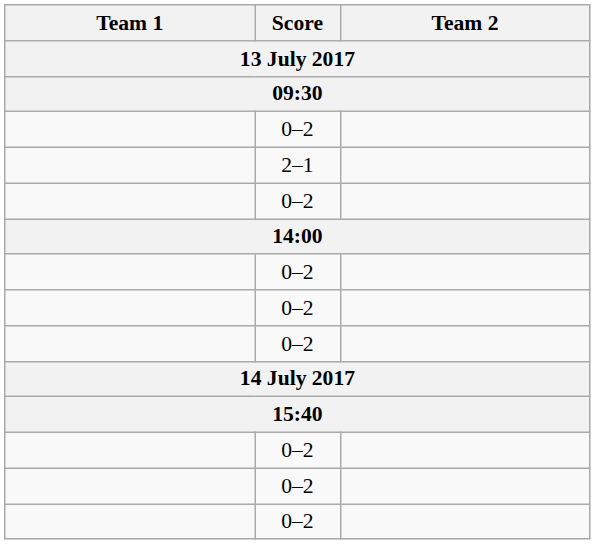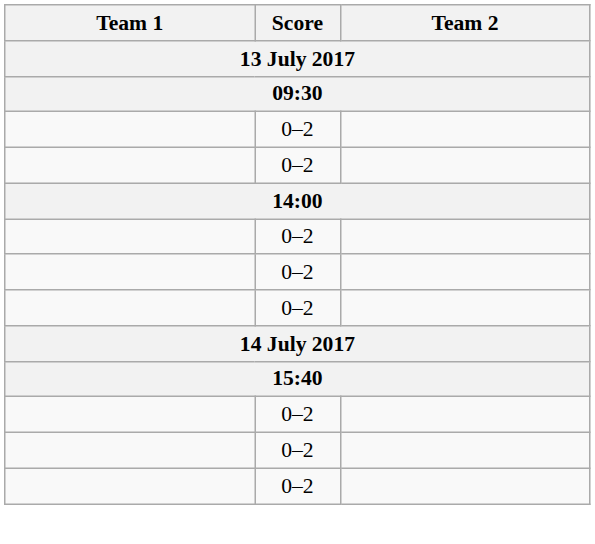- row: (130, 165)
